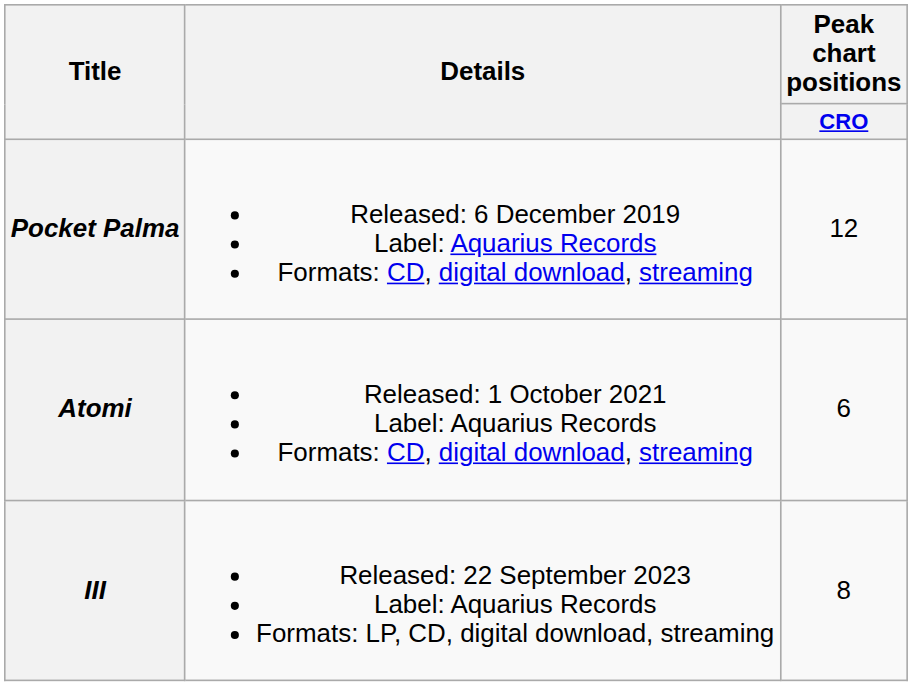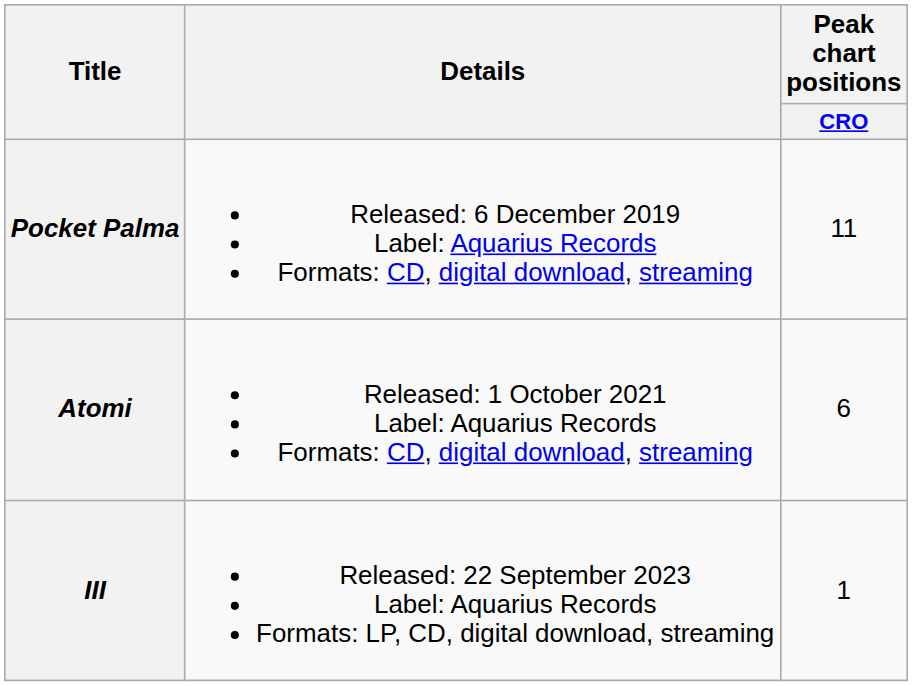(844, 228) 12 -> (844, 228) 11
(844, 589) 8 -> (844, 589) 1
